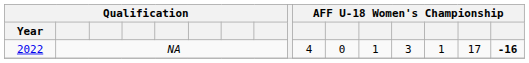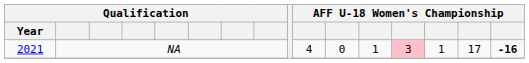(30, 49) 2022 -> (30, 49) 2021
(408, 49) no background -> (408, 49) pink background
